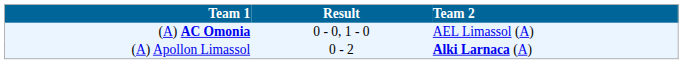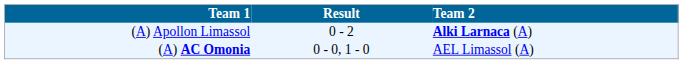rows swapped: (191, 49) <-> (204, 31)
